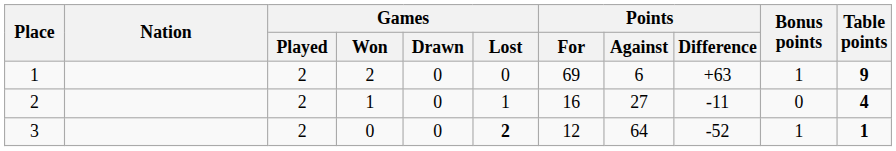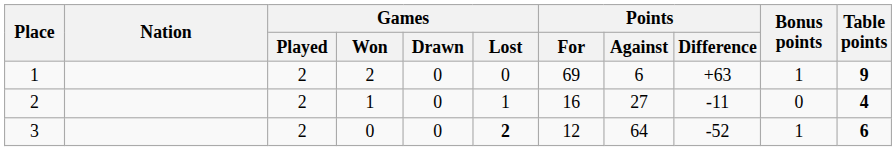(864, 131) 1 -> (864, 131) 6
